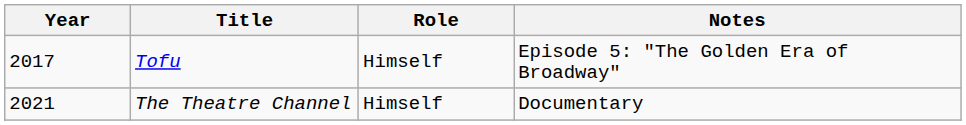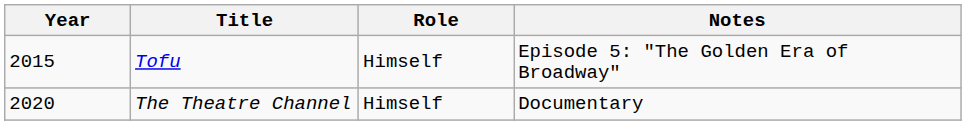(32, 62) 2017 -> (32, 62) 2015
(32, 104) 2021 -> (32, 104) 2020
